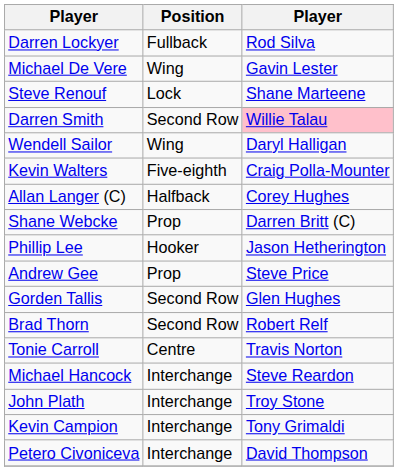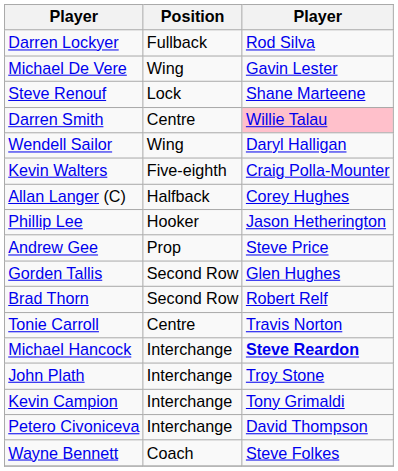(193, 119) Second Row -> (171, 119) Centre
- row: (63, 222)
(300, 376) normal -> (302, 350) bold
+ row: (63, 453)
